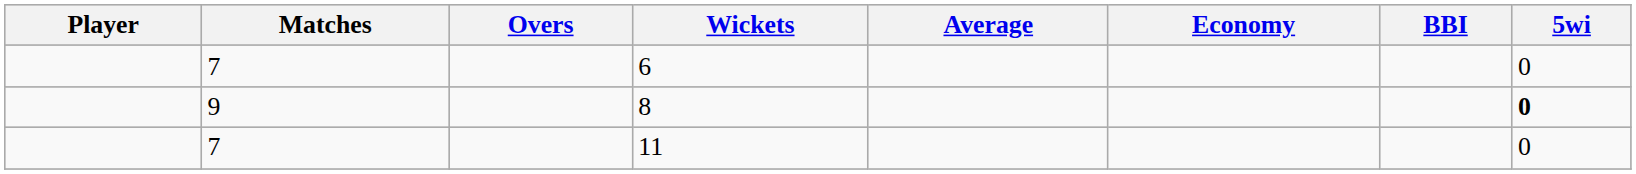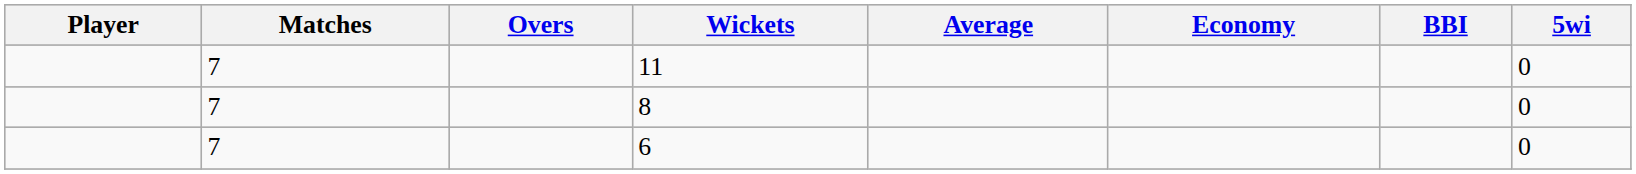rows swapped: (651, 147) <-> (645, 65)
(214, 106) 9 -> (214, 106) 7
(1524, 106) bold -> (1524, 106) normal
